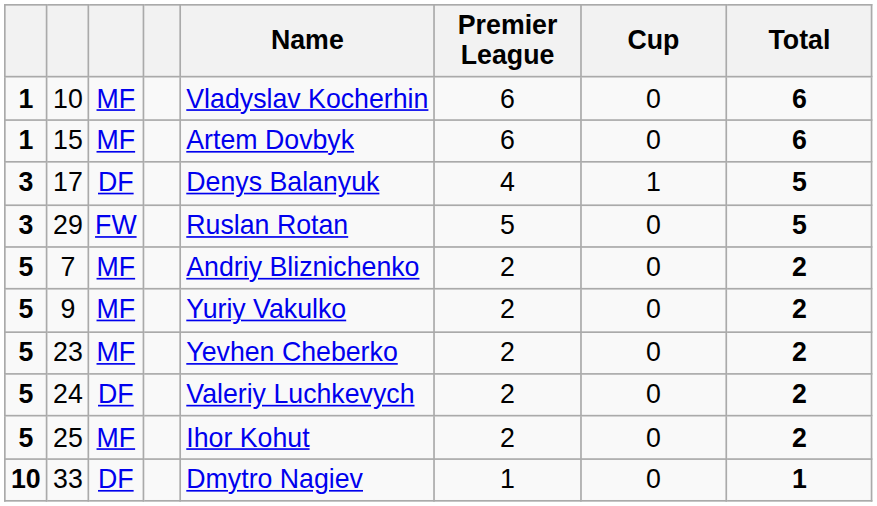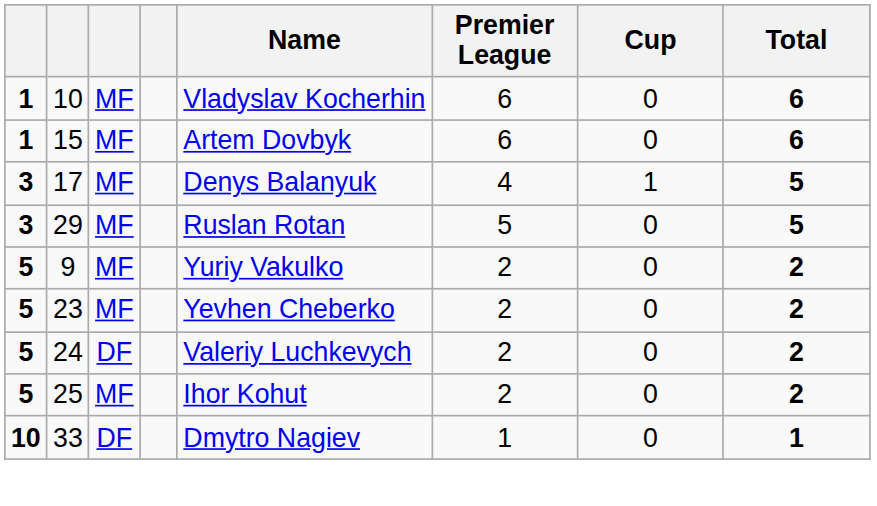(116, 182) DF -> (114, 182) MF
(116, 225) FW -> (114, 225) MF
- row: (68, 267)
